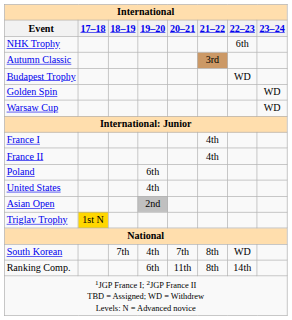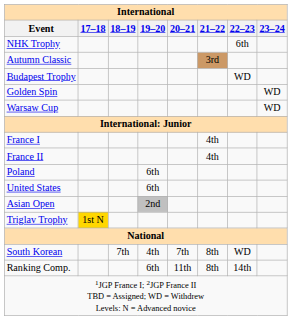(153, 188) 4th -> (153, 188) 6th
